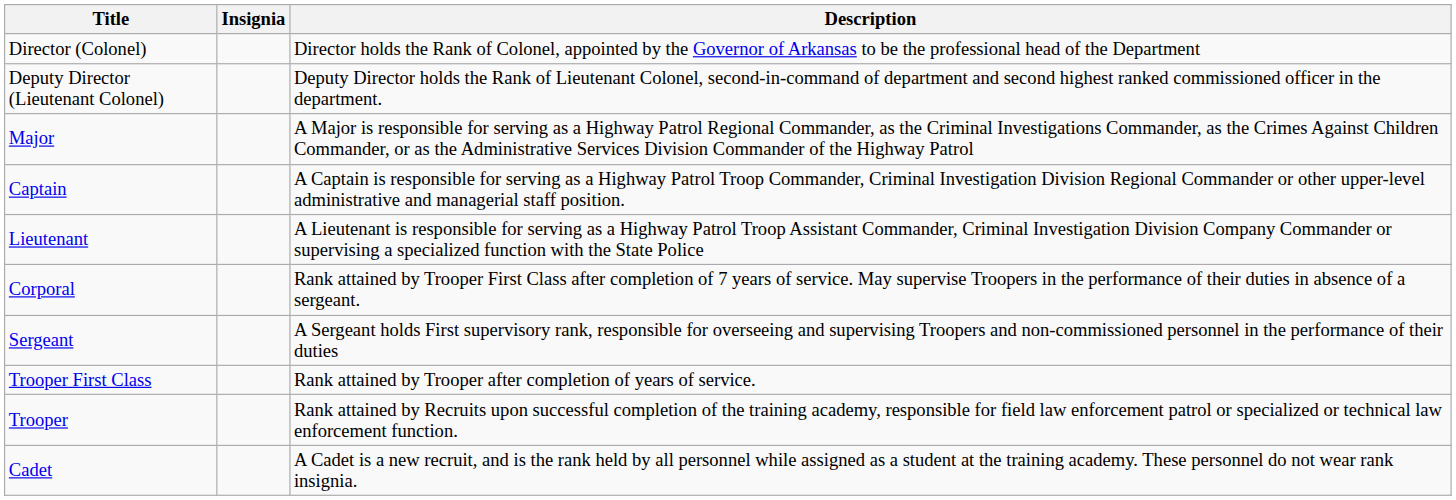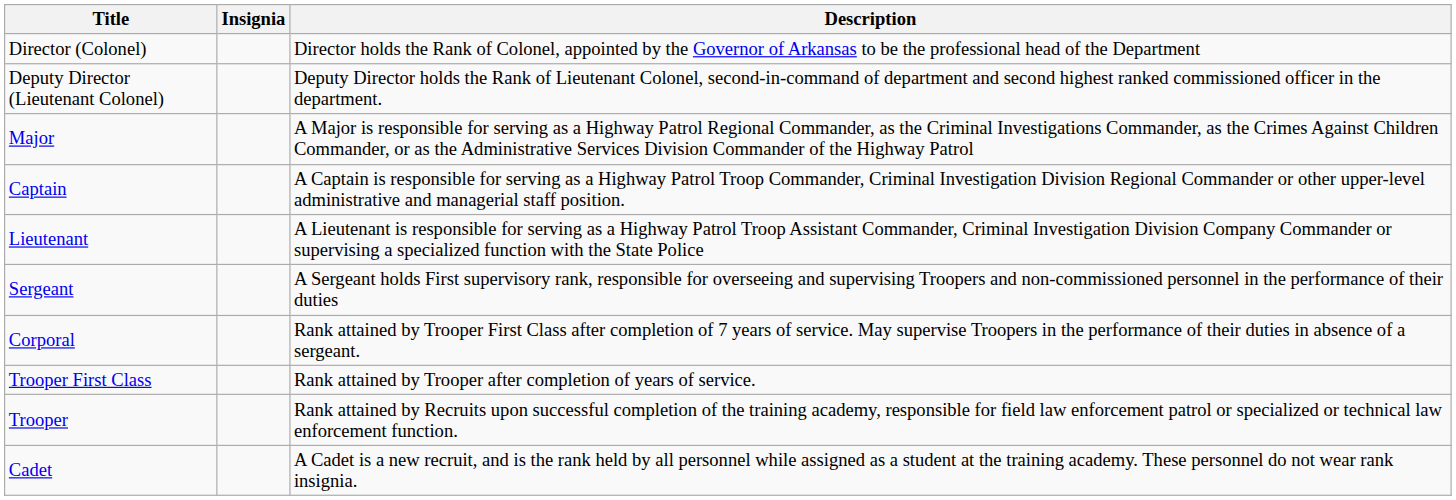rows swapped: (41, 340) <-> (42, 289)
